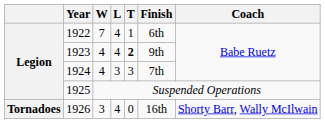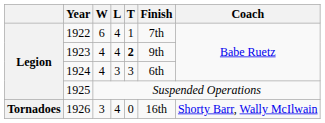(102, 33) 7 -> (102, 33) 6
(156, 33) 6th -> (156, 33) 7th
(156, 71) 7th -> (156, 71) 6th
